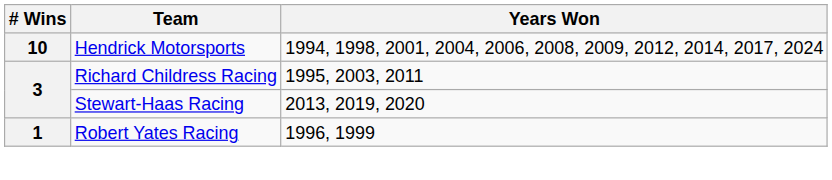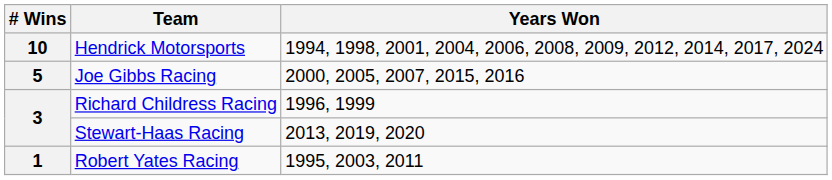+ row: (145, 76)
(354, 76) 1995, 2003, 2011 -> (330, 104) 1996, 1999
(330, 133) 1996, 1999 -> (354, 161) 1995, 2003, 2011
